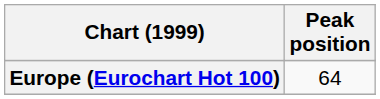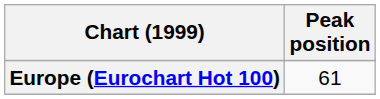(330, 77) 64 -> (330, 77) 61
